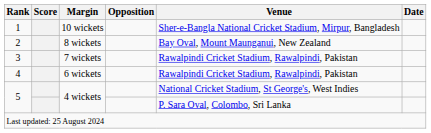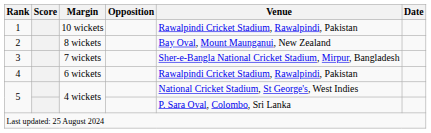(279, 27) Sher-e-Bangla National Cricket Stadium, Mirpur, Bangladesh -> (258, 27) Rawalpindi Cricket Stadium, Rawalpindi, Pakistan
(258, 58) Rawalpindi Cricket Stadium, Rawalpindi, Pakistan -> (279, 58) Sher-e-Bangla National Cricket Stadium, Mirpur, Bangladesh
